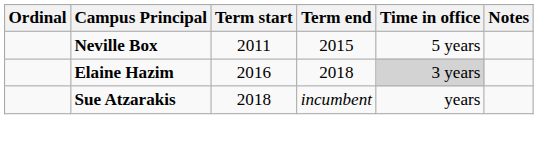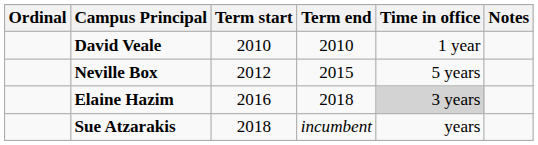+ row: (118, 45)
(254, 45) 2011 -> (254, 72) 2012
